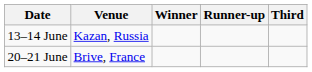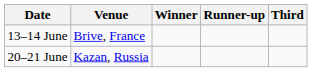(111, 35) Kazan, Russia -> (109, 35) Brive, France
(109, 56) Brive, France -> (111, 56) Kazan, Russia
